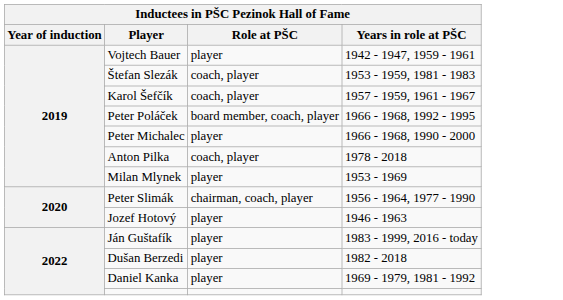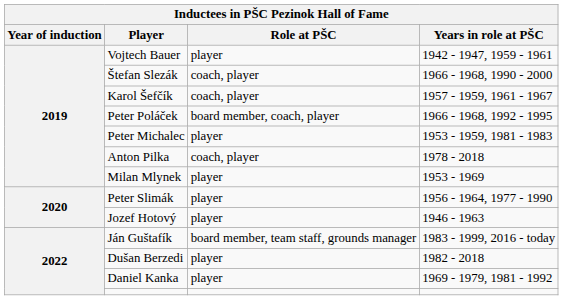(410, 75) 1953 - 1959, 1981 - 1983 -> (487, 75) 1966 - 1968, 1990 - 2000
(410, 136) 1966 - 1968, 1990 - 2000 -> (487, 136) 1953 - 1959, 1981 - 1983
(252, 197) chairman, coach, player -> (207, 197) player
(207, 237) player -> (303, 237) board member, team staff, grounds manager
